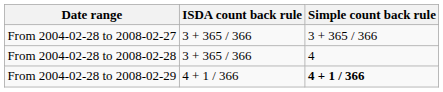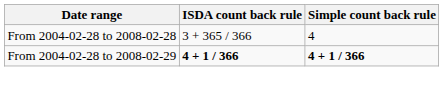- row: (92, 35)
(210, 76) normal -> (210, 55) bold
